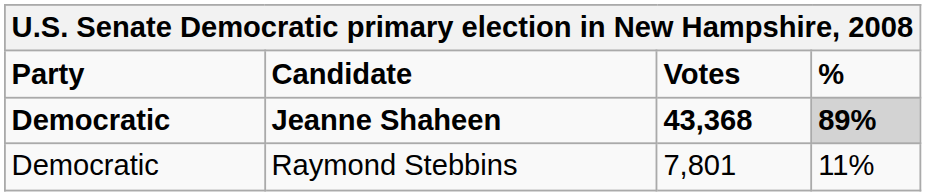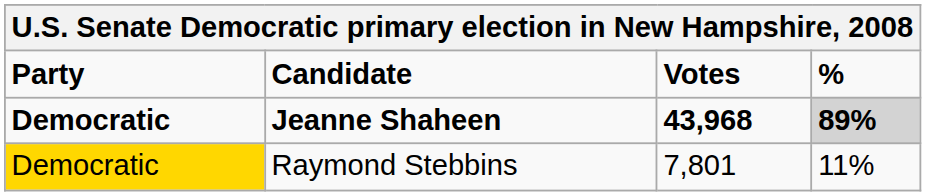(708, 119) 43,368 -> (708, 119) 43,968
(85, 166) no background -> (85, 166) gold background
